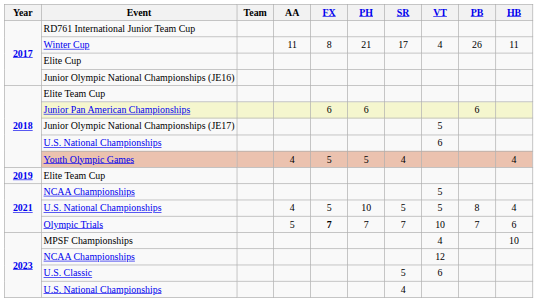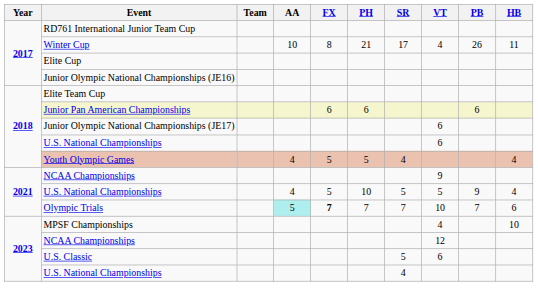(292, 45) 11 -> (292, 45) 10
(440, 126) 5 -> (440, 126) 6
- row: (23, 175)
(440, 192) 5 -> (440, 175) 9
(477, 208) 8 -> (477, 192) 9
(292, 224) no background -> (292, 208) paleturquoise background
